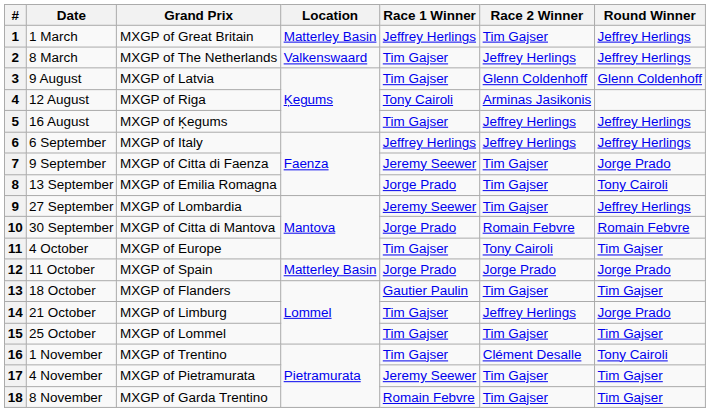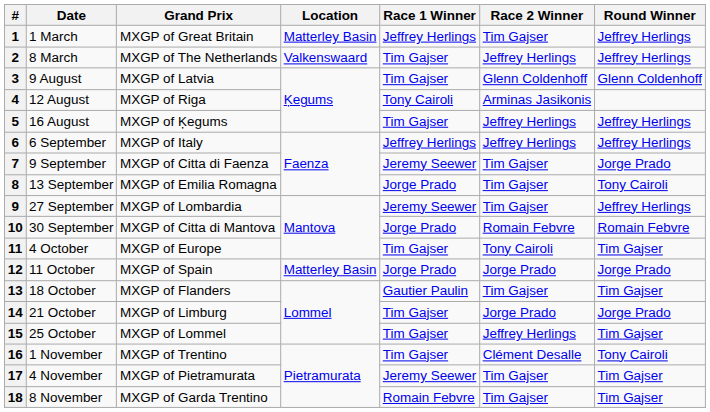(529, 312) Jeffrey Herlings -> (519, 312) Jorge Prado
(515, 333) Tim Gajser -> (529, 333) Jeffrey Herlings
